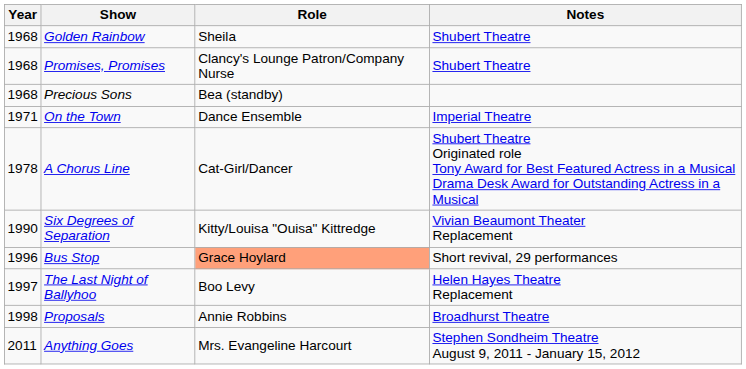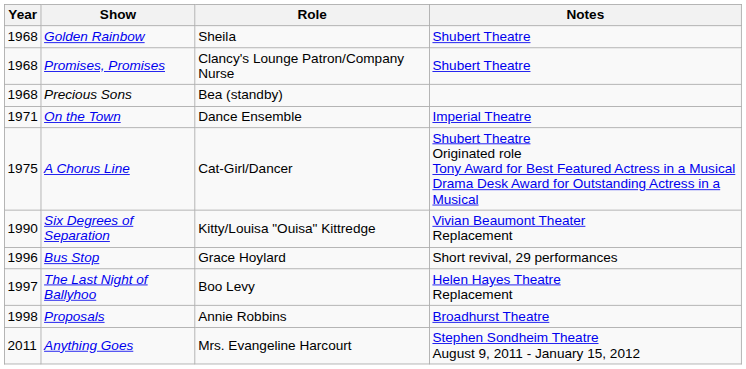(23, 169) 1978 -> (23, 169) 1975
(242, 258) lightsalmon background -> (242, 258) no background
